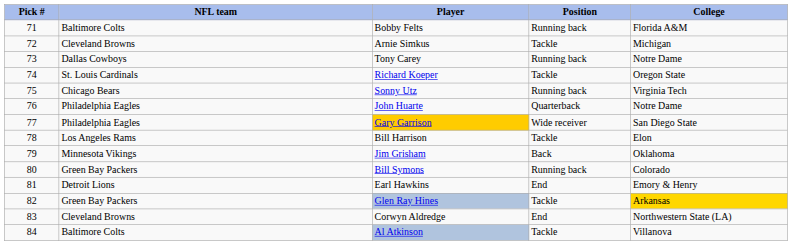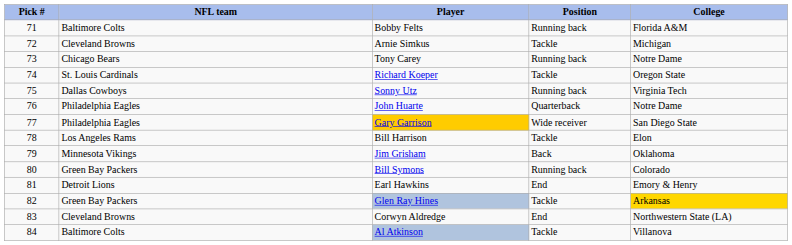(94, 59) Dallas Cowboys -> (90, 59) Chicago Bears
(90, 91) Chicago Bears -> (94, 91) Dallas Cowboys
